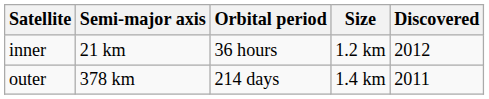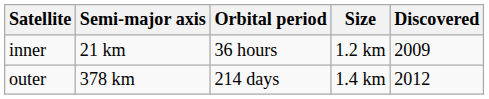(412, 49) 2012 -> (412, 49) 2009
(412, 79) 2011 -> (412, 79) 2012
